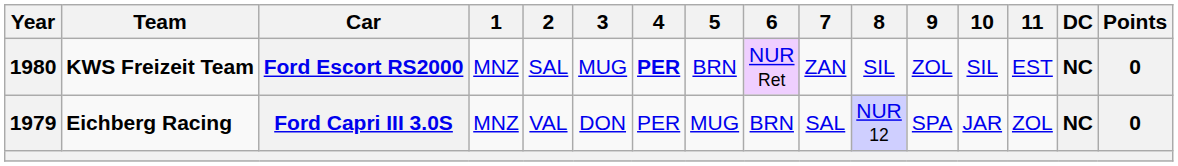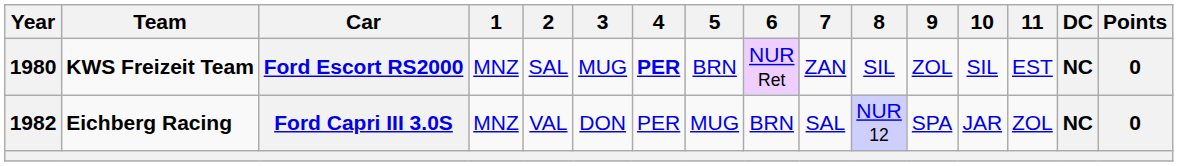(33, 123) 1979 -> (33, 123) 1982
